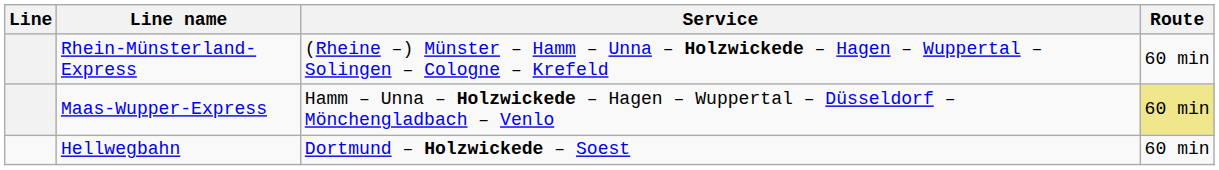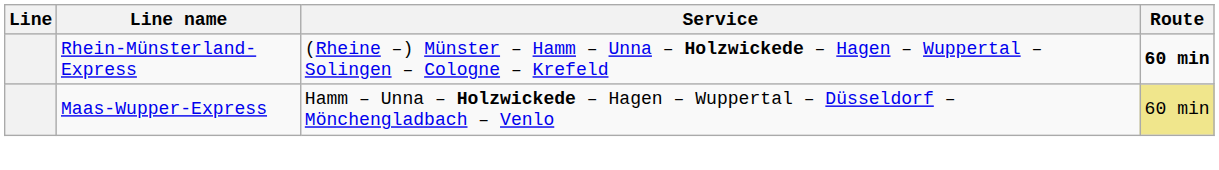(1177, 59) normal -> (1177, 59) bold
- row: (121, 149)
